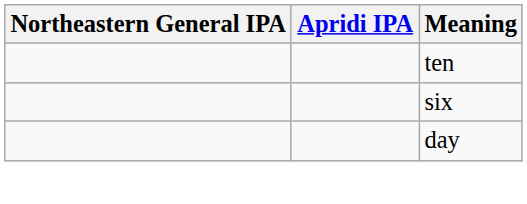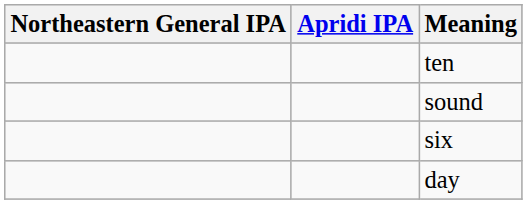+ row: (454, 101)
